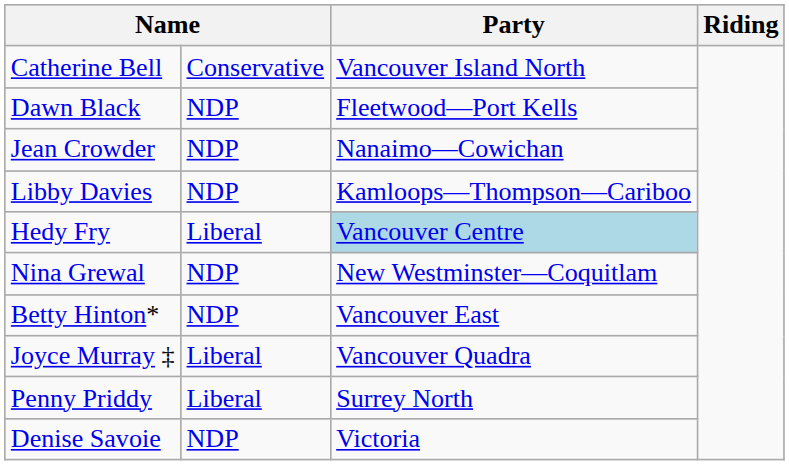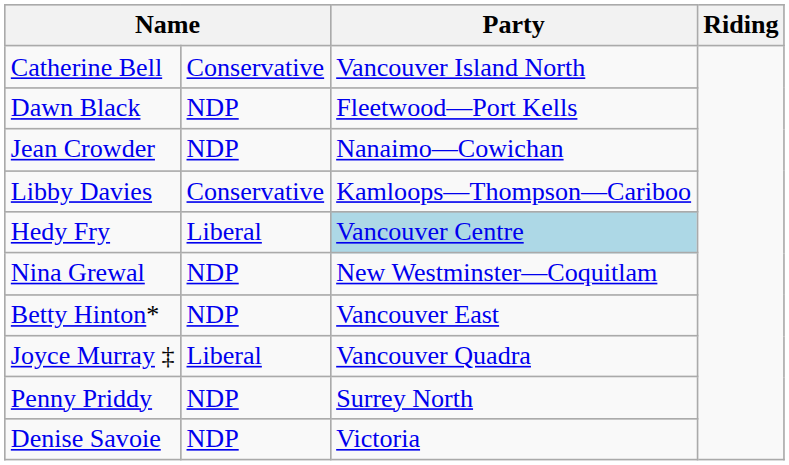(213, 190) NDP -> (255, 190) Conservative
(224, 397) Liberal -> (213, 397) NDP
